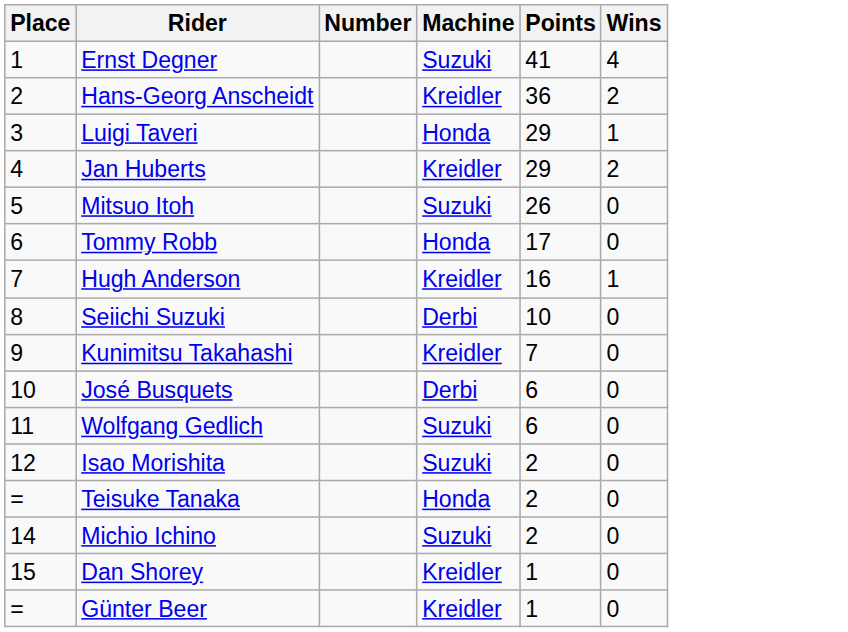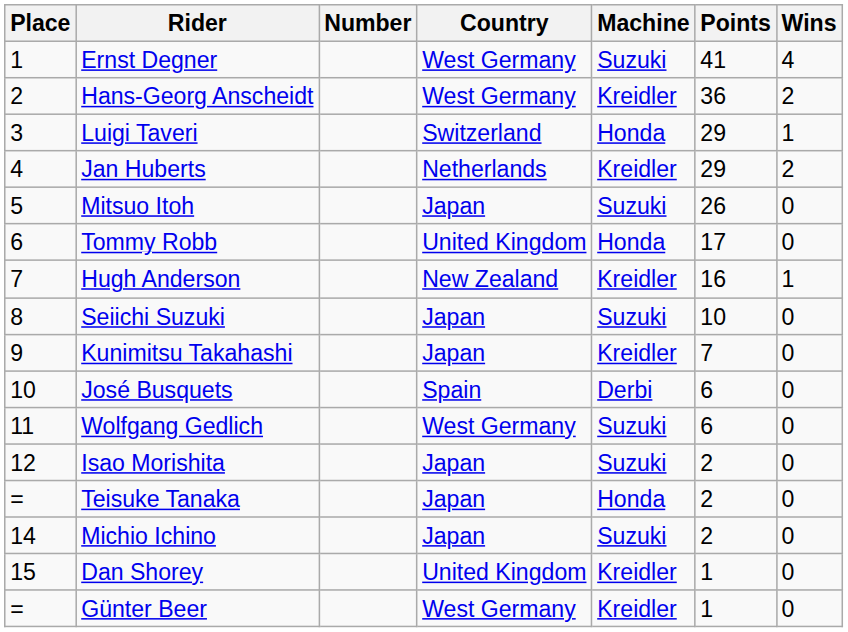+ column: (504, 23)
(450, 316) Derbi -> (632, 316) Suzuki
